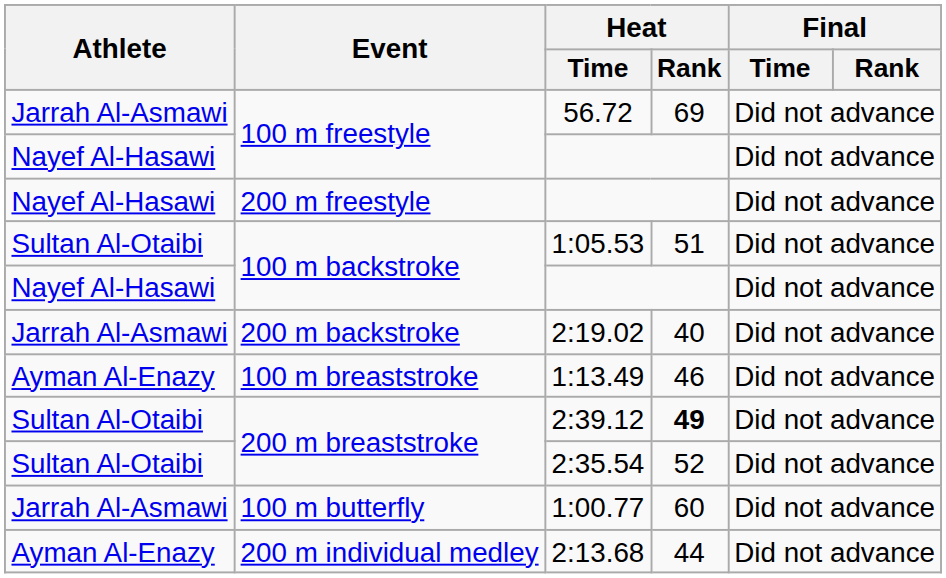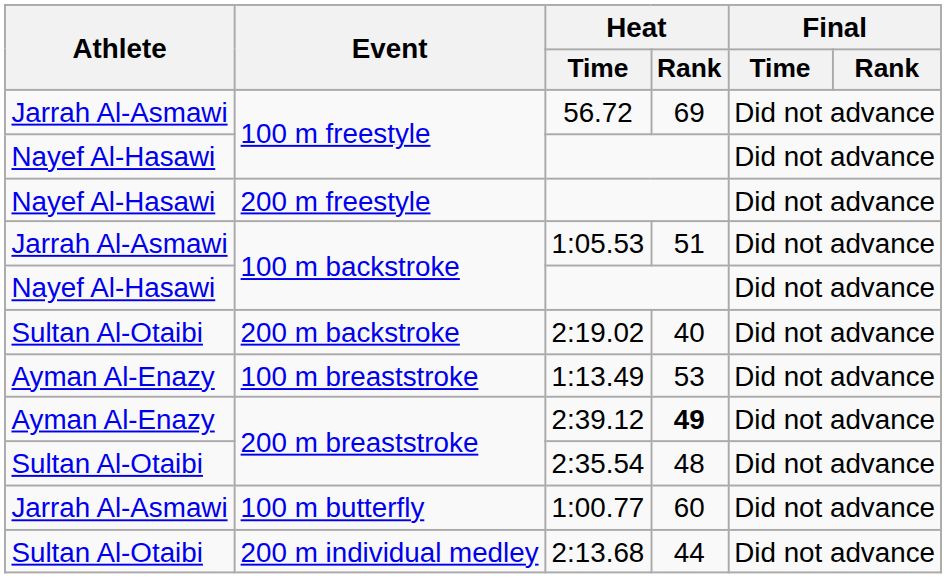(107, 244) Sultan Al-Otaibi -> (120, 244) Jarrah Al-Asmawi
(120, 332) Jarrah Al-Asmawi -> (107, 332) Sultan Al-Otaibi
(689, 376) 46 -> (689, 376) 53
(107, 420) Sultan Al-Otaibi -> (113, 420) Ayman Al-Enazy
(689, 464) 52 -> (689, 464) 48
(113, 552) Ayman Al-Enazy -> (107, 552) Sultan Al-Otaibi
